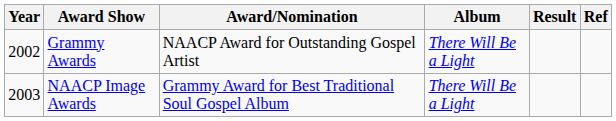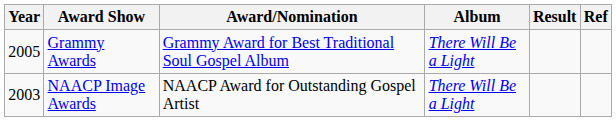(24, 51) 2002 -> (24, 51) 2005
(289, 51) NAACP Award for Outstanding Gospel Artist -> (278, 51) Grammy Award for Best Traditional Soul Gospel Album
(278, 94) Grammy Award for Best Traditional Soul Gospel Album -> (289, 94) NAACP Award for Outstanding Gospel Artist
